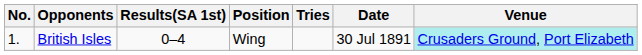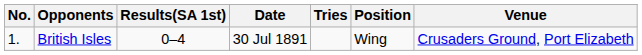columns swapped: (261, 15) <-> (374, 15)
(526, 38) paleturquoise background -> (526, 38) no background
